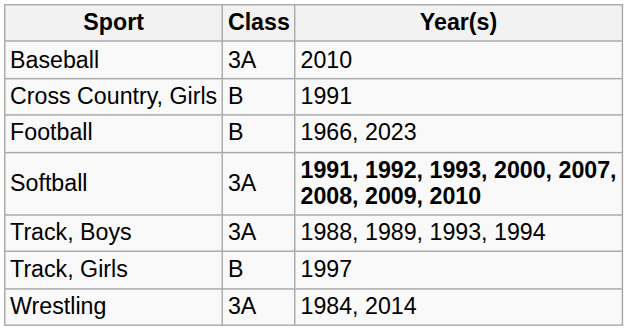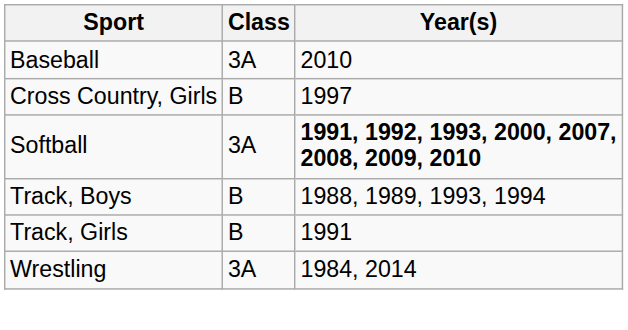(326, 96) 1991 -> (326, 96) 1997
- row: (51, 133)
(242, 232) 3A -> (236, 196) B
(326, 269) 1997 -> (326, 232) 1991
